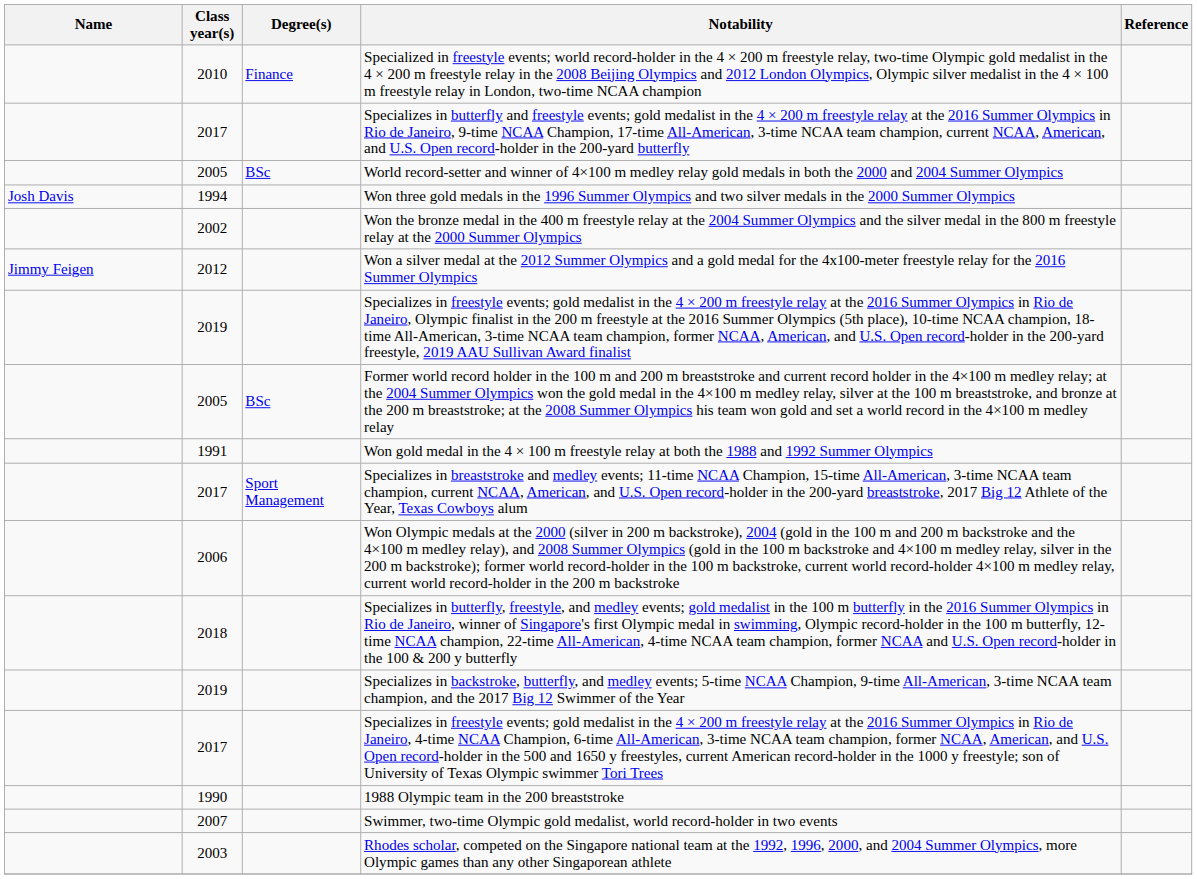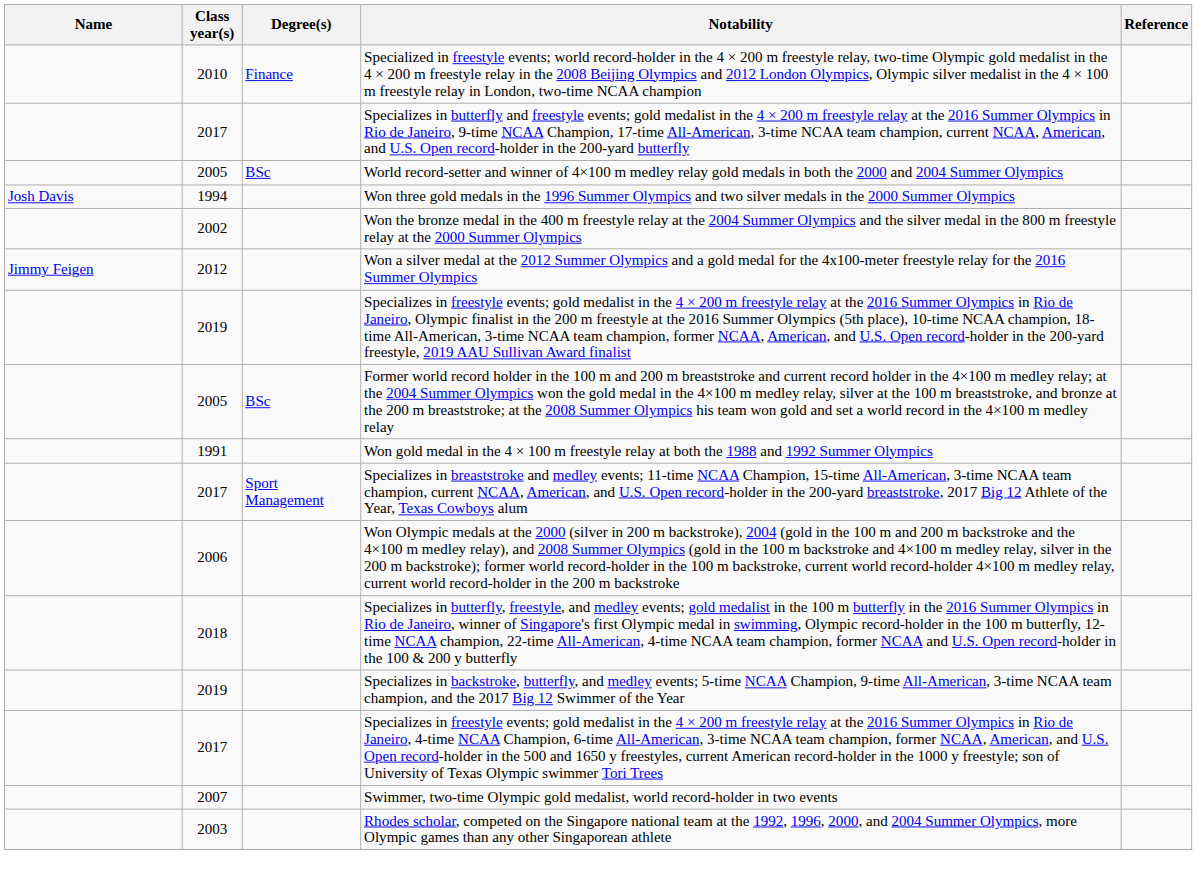- row: (494, 797)
